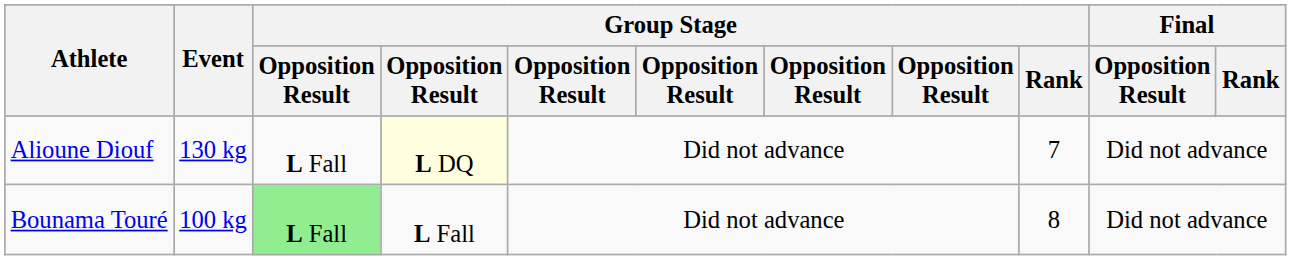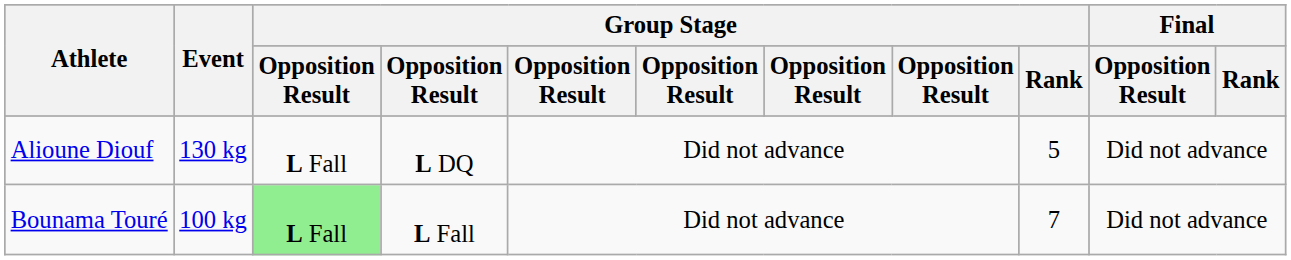(444, 164) lightyellow background -> (444, 164) no background
(1054, 150) 7 -> (1054, 150) 5
(1054, 219) 8 -> (1054, 219) 7
